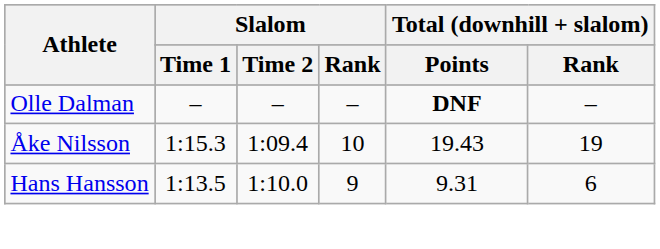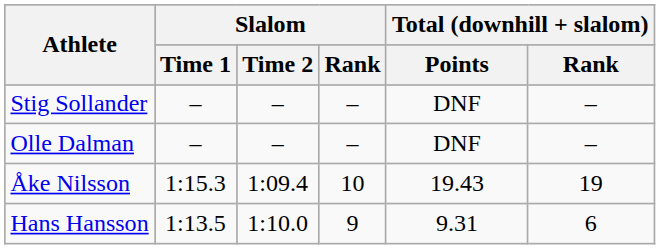+ row: (79, 104)
(457, 104) bold -> (457, 143) normal
